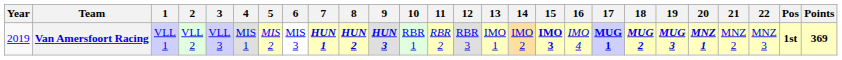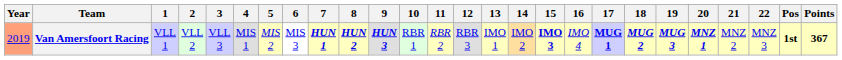(18, 38) no background -> (18, 38) lightsalmon background
(819, 38) 369 -> (819, 38) 367
